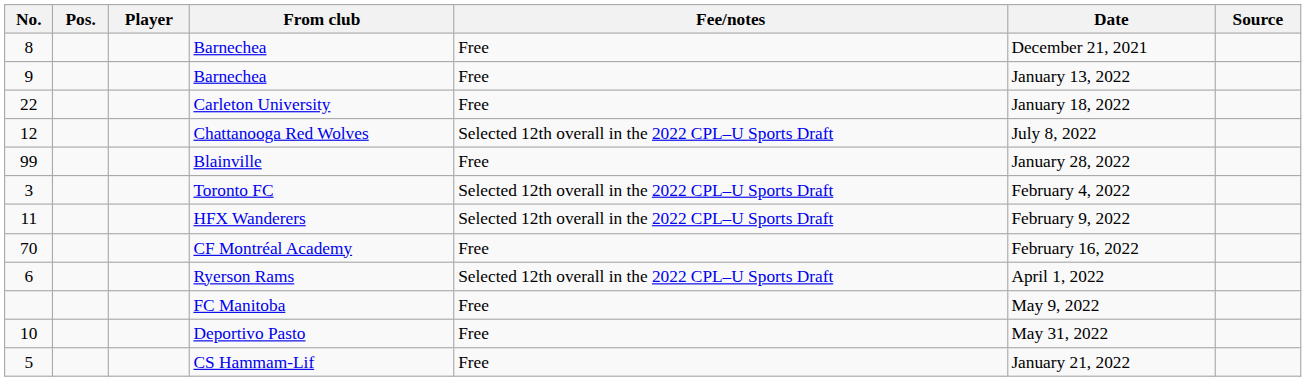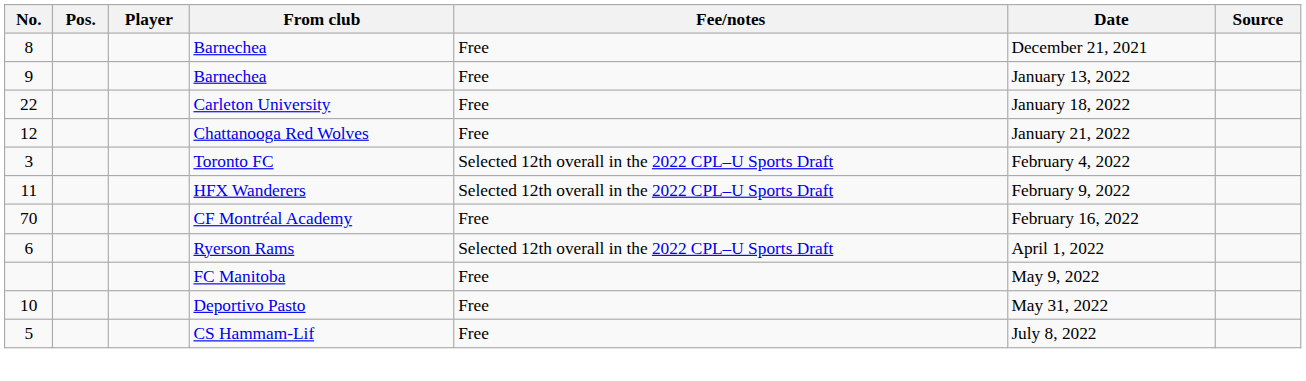(646, 133) Selected 12th overall in the 2022 CPL–U Sports Draft -> (474, 133) Free
(1054, 133) July 8, 2022 -> (1071, 133) January 21, 2022
- row: (29, 161)
(1071, 361) January 21, 2022 -> (1054, 333) July 8, 2022
